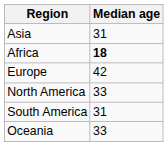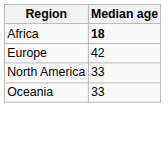- row: (19, 33)
- row: (47, 111)
